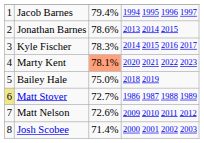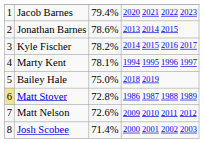(160, 12) 1994 1995 1996 1997 -> (160, 12) 2020 2021 2022 2023
(105, 46) 78.3% -> (105, 46) 78.2%
(105, 63) lightsalmon background -> (105, 63) no background
(160, 63) 2020 2021 2022 2023 -> (160, 63) 1994 1995 1996 1997
(105, 96) 72.7% -> (105, 96) 72.8%
